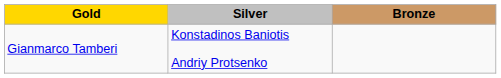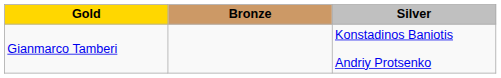columns swapped: (250, 14) <-> (414, 14)
